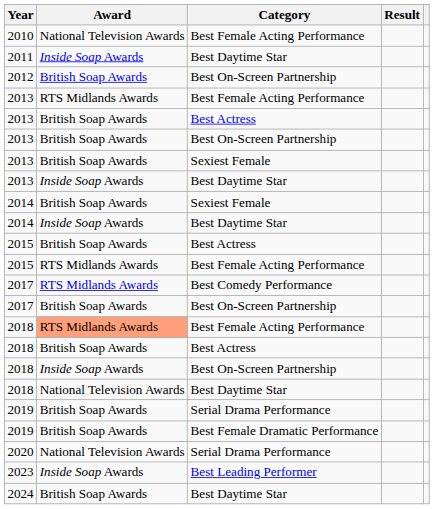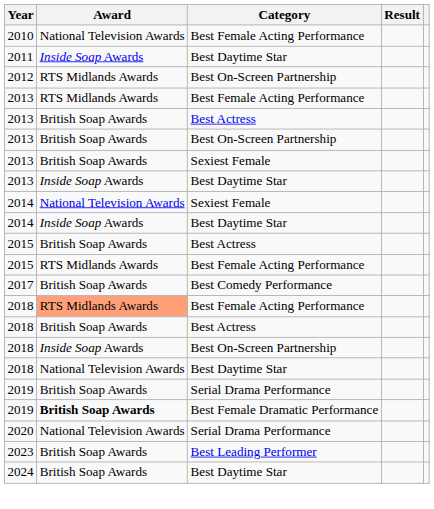(93, 77) British Soap Awards -> (99, 77) RTS Midlands Awards
(93, 202) British Soap Awards -> (112, 202) National Television Awards
(99, 285) RTS Midlands Awards -> (93, 285) British Soap Awards
- row: (21, 306)
(93, 431) normal -> (97, 410) bold
(92, 472) Inside Soap Awards -> (93, 451) British Soap Awards
